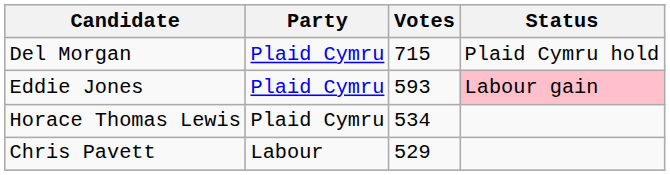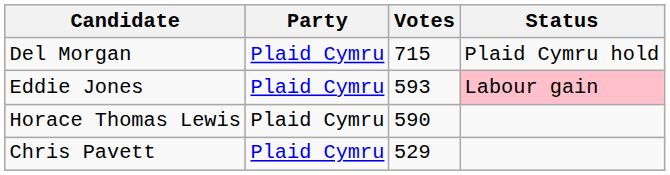(412, 120) 534 -> (412, 120) 590
(287, 154) Labour -> (317, 154) Plaid Cymru
